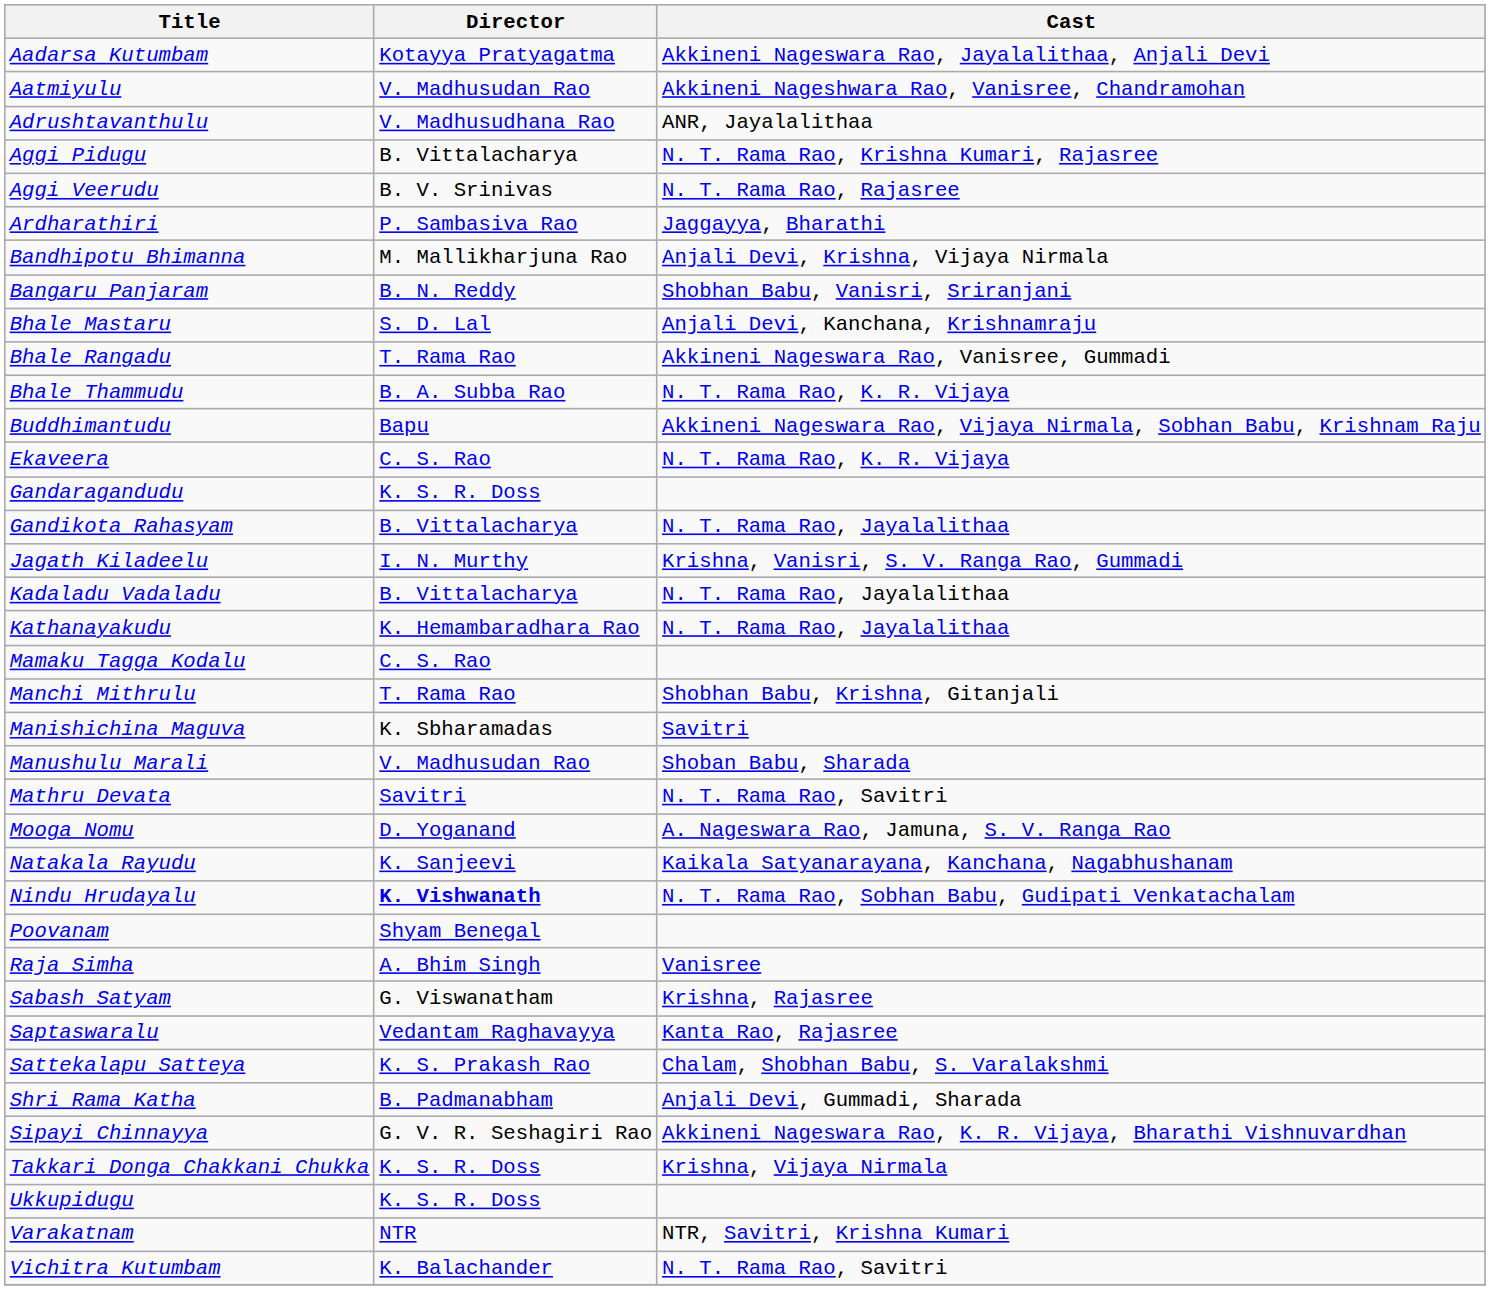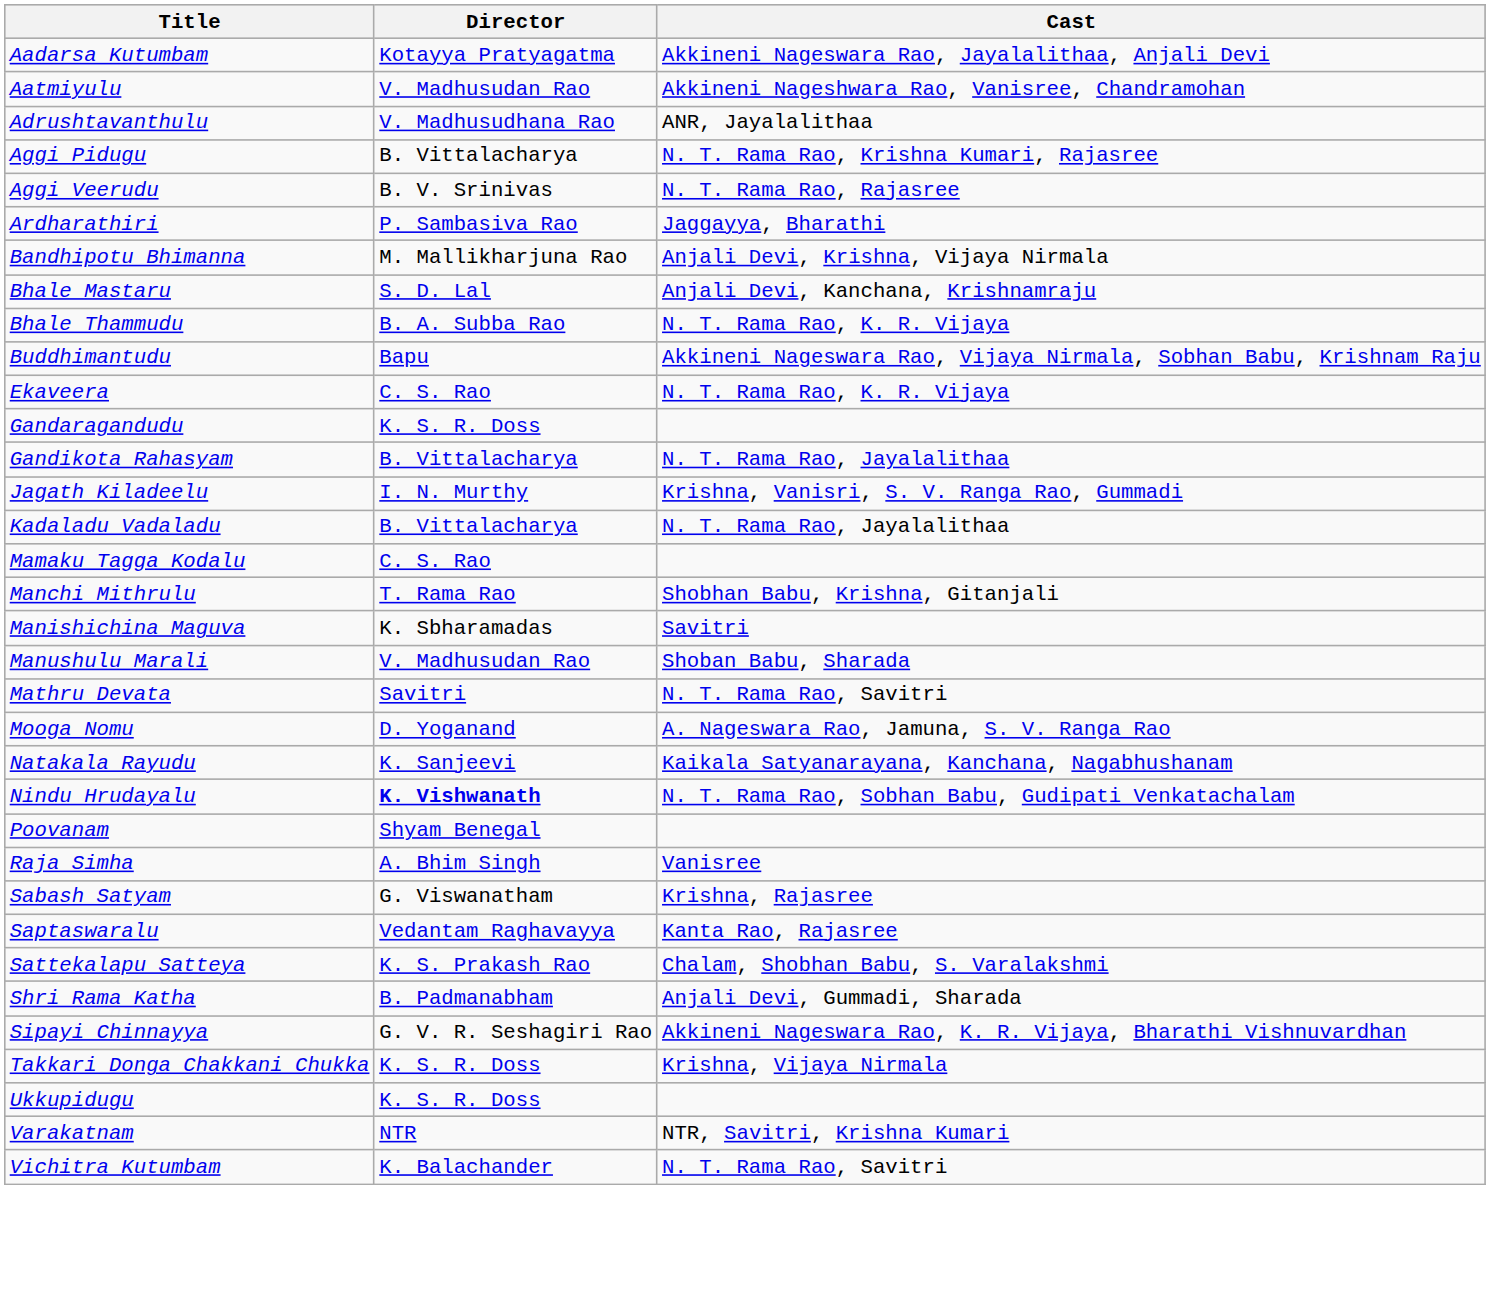- row: (109, 291)
- row: (90, 359)
- row: (90, 628)
